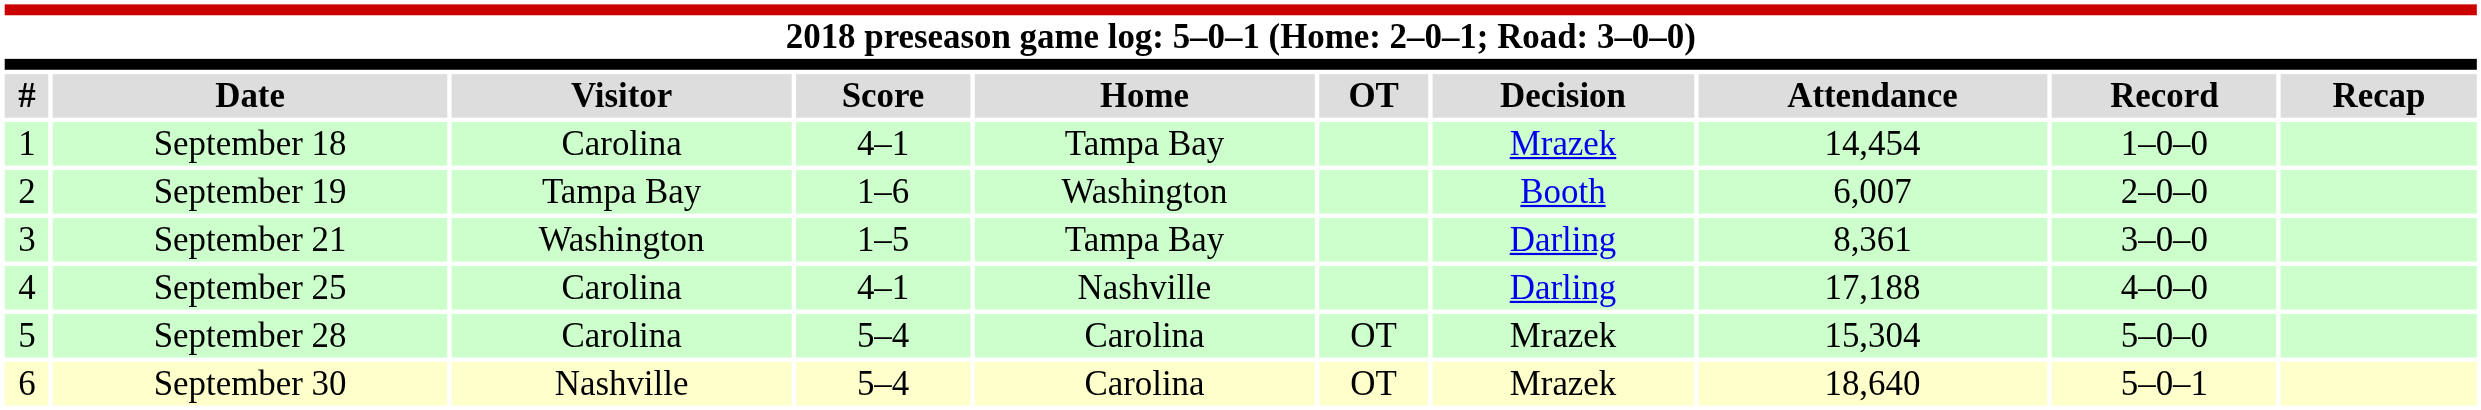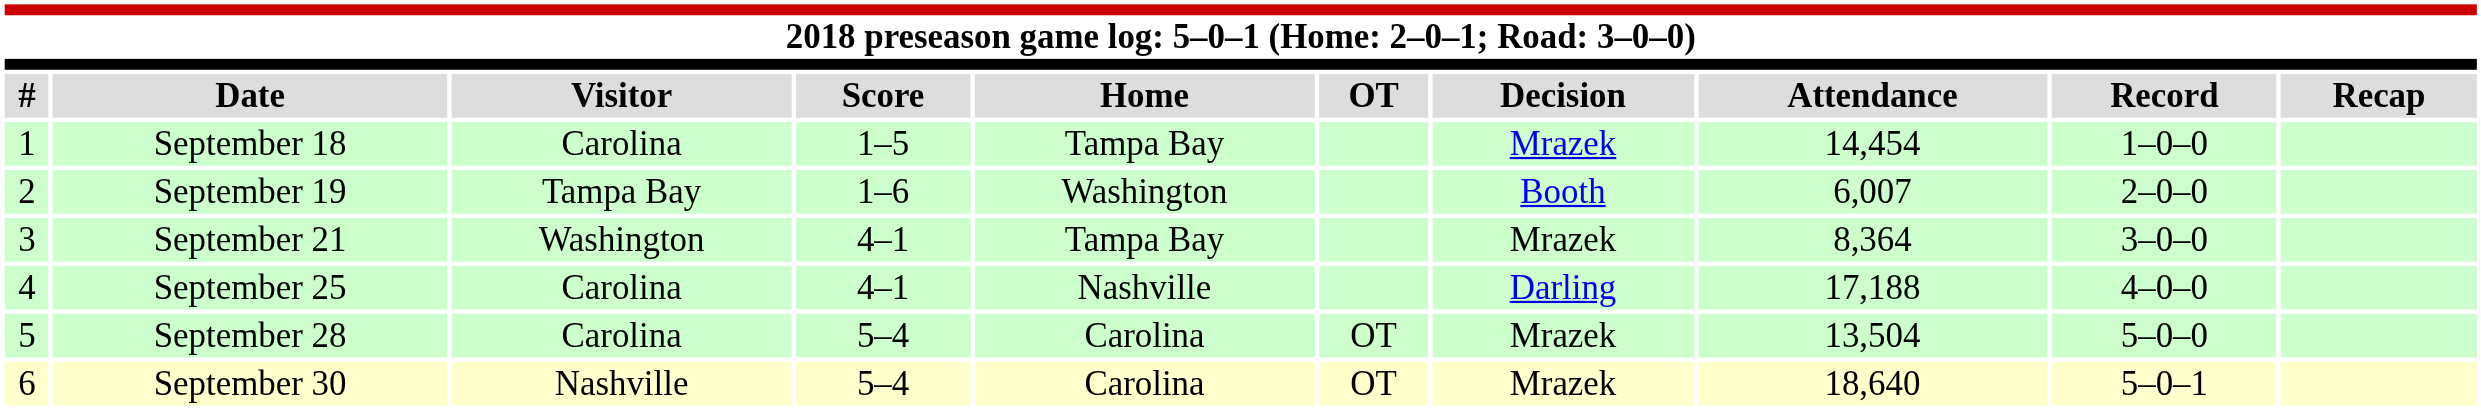(883, 143) 4–1 -> (883, 143) 1–5
(883, 239) 1–5 -> (883, 239) 4–1
(1563, 239) Darling -> (1563, 239) Mrazek
(1872, 239) 8,361 -> (1872, 239) 8,364
(1872, 335) 15,304 -> (1872, 335) 13,504
